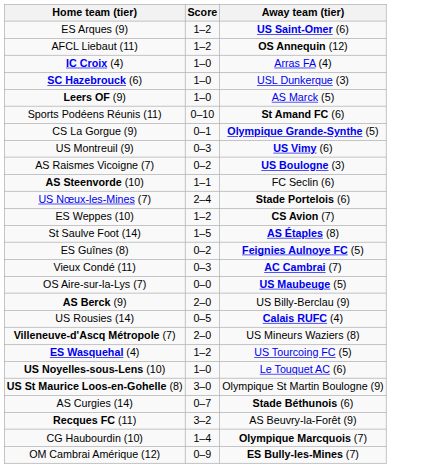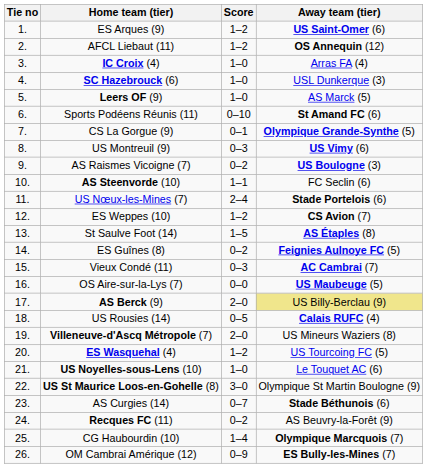+ column: (22, 13)
(303, 302) no background -> (339, 302) khaki background
(202, 421) 3–2 -> (239, 421) 0–2
